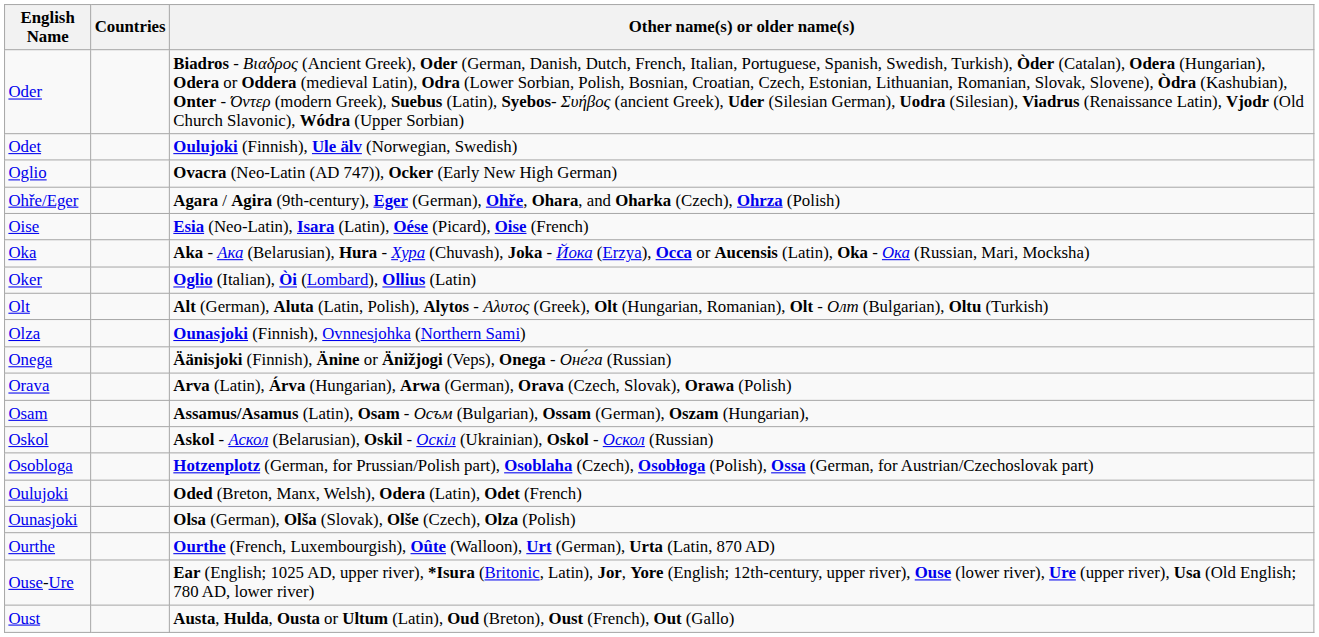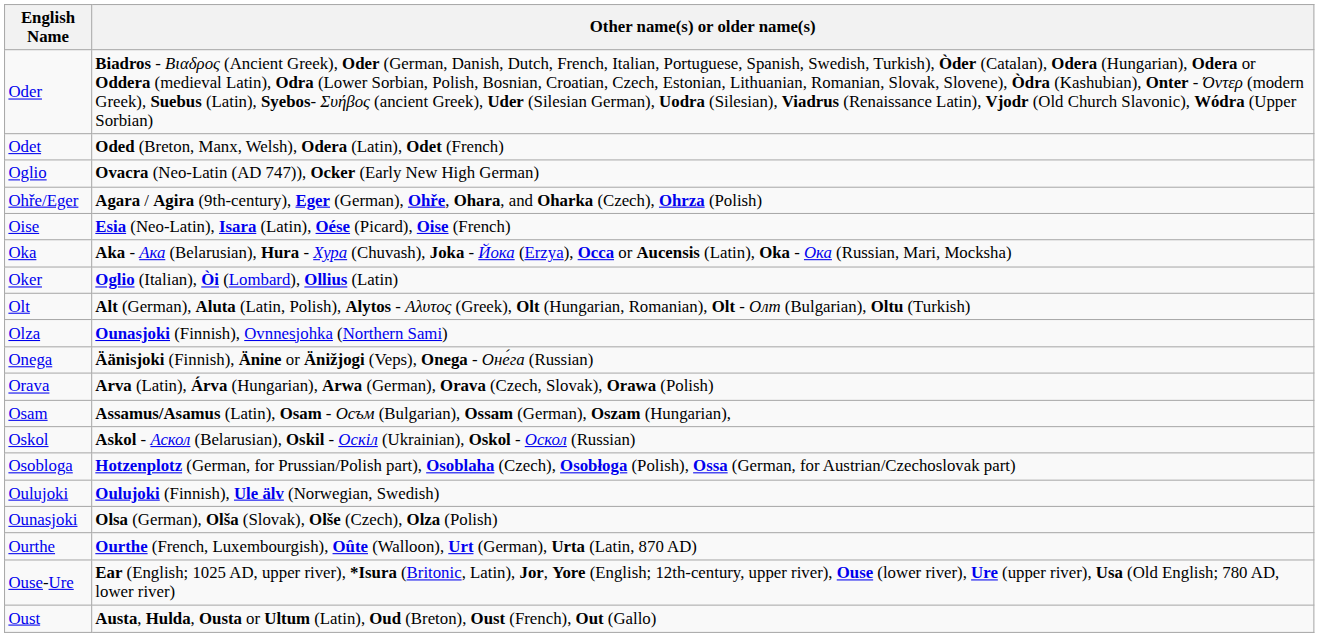- column: (130, 27)
(345, 146) Oulujoki (Finnish), Ule älv (Norwegian, Swedish) -> (300, 146) Oded (Breton, Manx, Welsh), Odera (Latin), Odet (French)
(378, 493) Oded (Breton, Manx, Welsh), Odera (Latin), Odet (French) -> (267, 493) Oulujoki (Finnish), Ule älv (Norwegian, Swedish)
